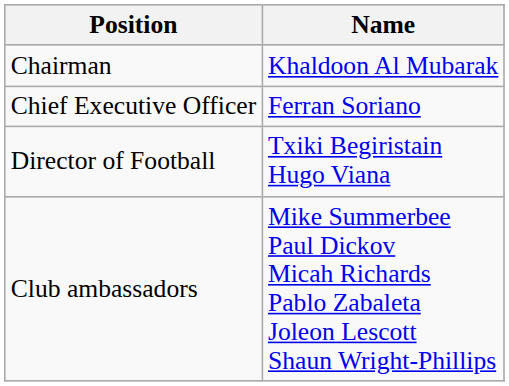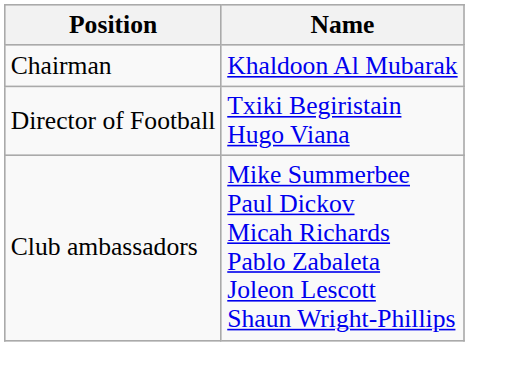- row: (133, 106)
